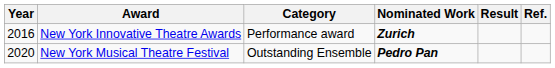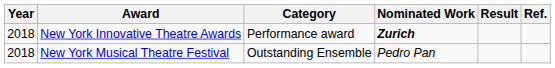(21, 33) 2016 -> (21, 33) 2018
(21, 53) 2020 -> (21, 53) 2018
(408, 53) bold -> (406, 53) normal
